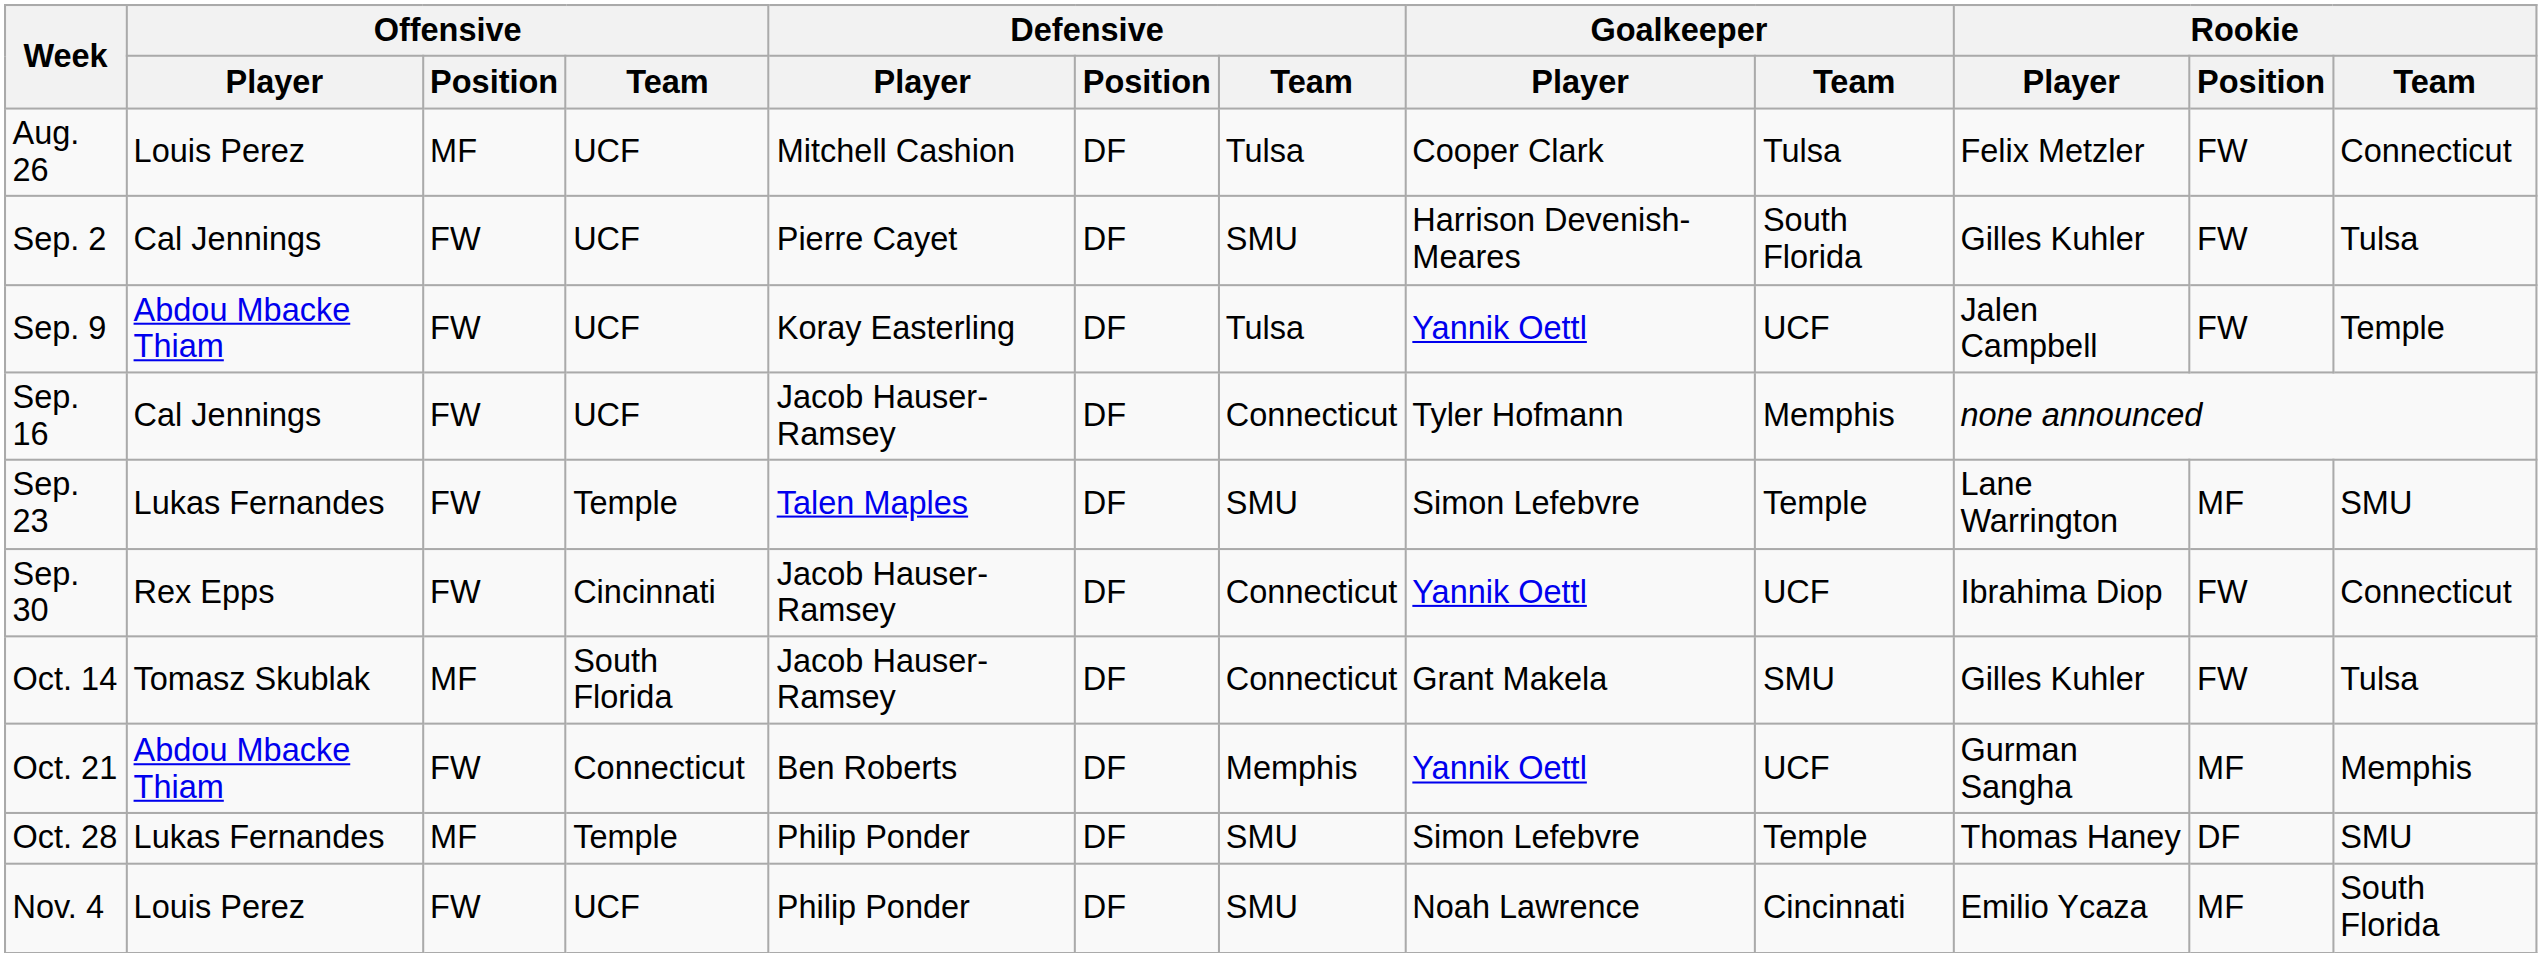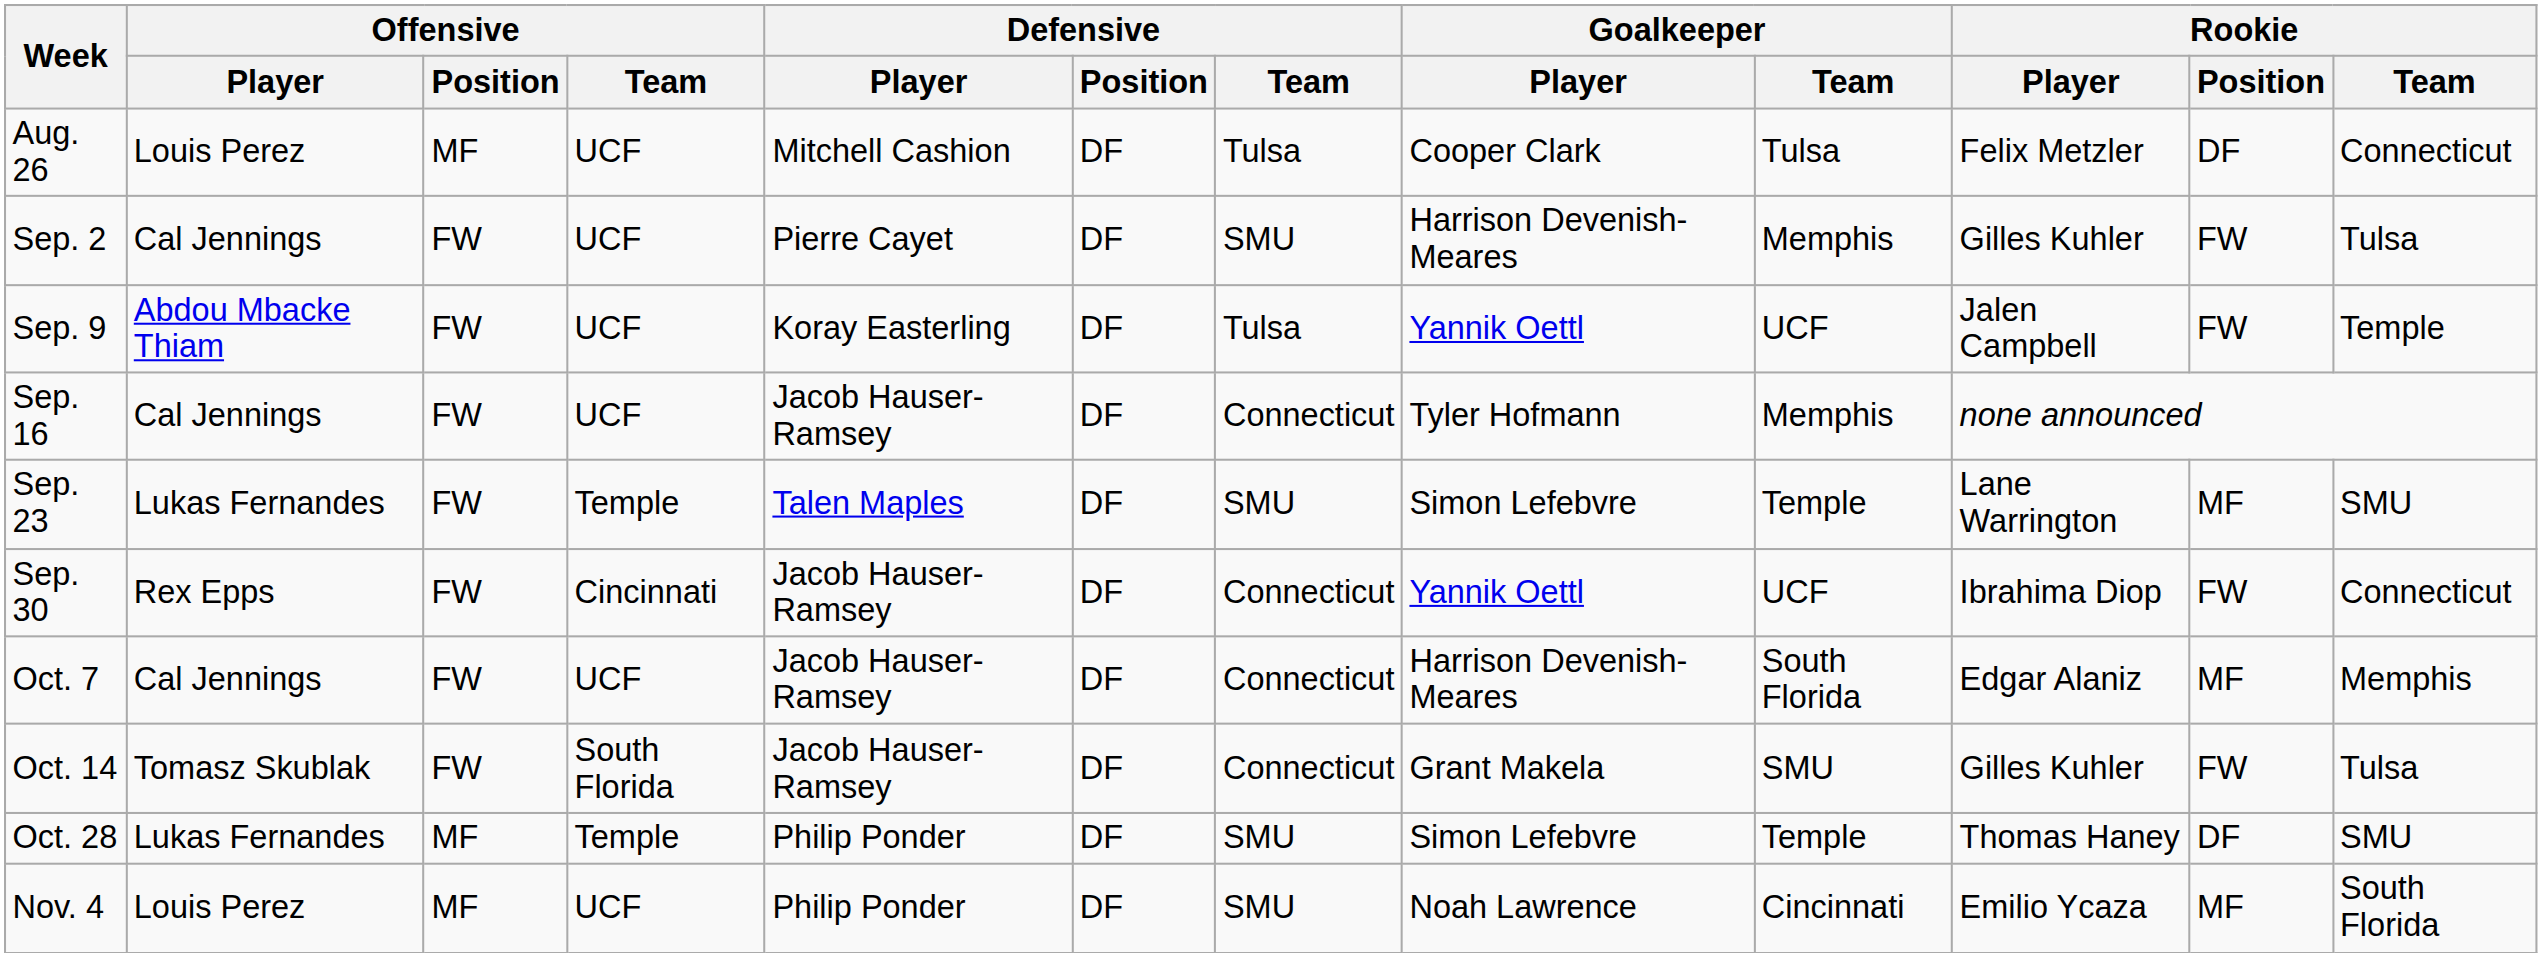(2222, 151) FW -> (2219, 151) DF
(1813, 239) South Florida -> (1828, 239) Memphis
+ row: (56, 679)
(454, 679) MF -> (457, 767) FW
- row: (65, 767)
(455, 907) FW -> (455, 907) MF
